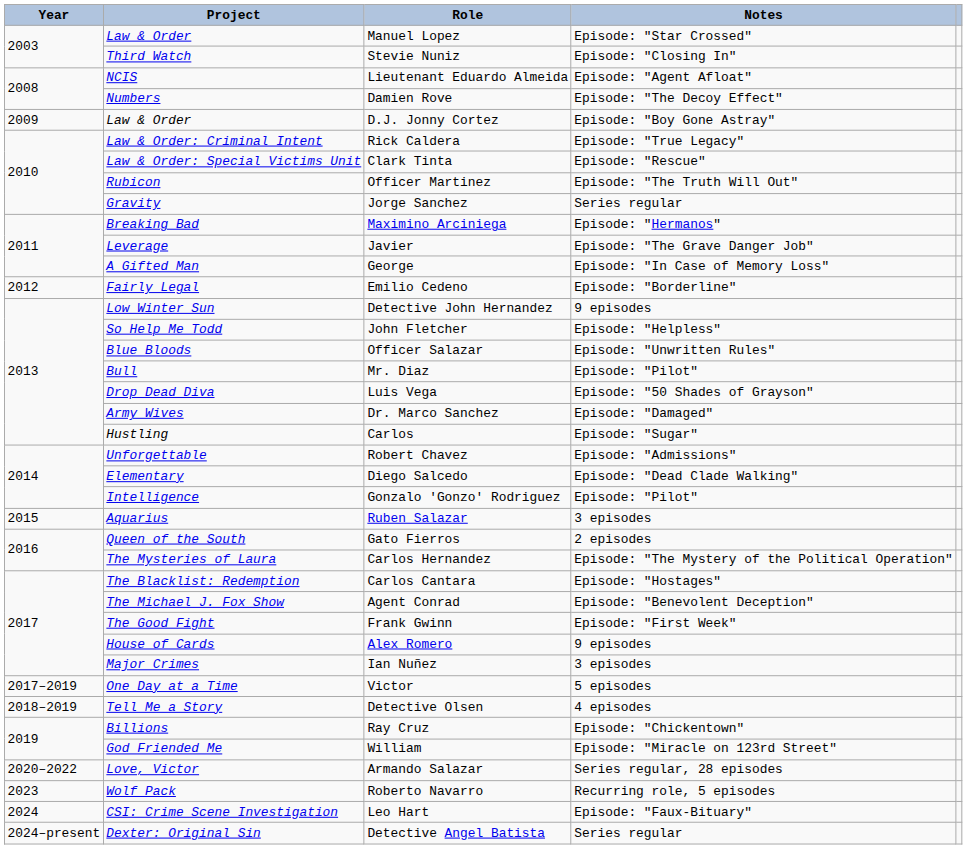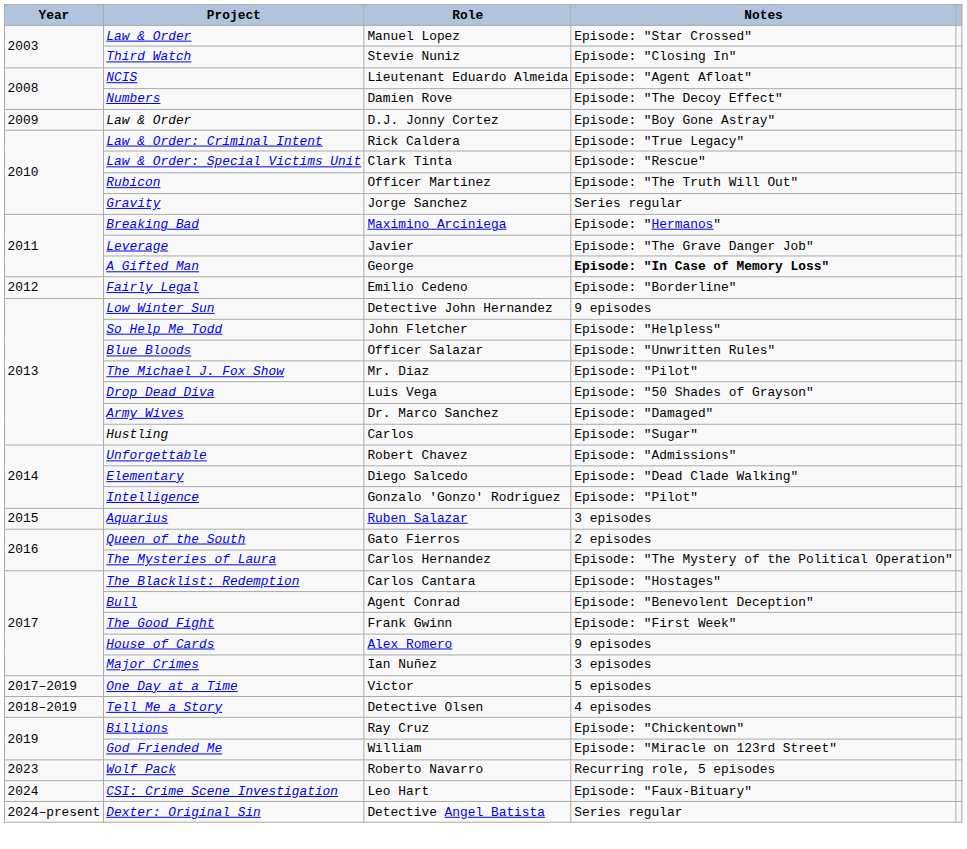(702, 267) normal -> (702, 267) bold
(122, 372) Bull -> (195, 372) The Michael J. Fox Show
(195, 602) The Michael J. Fox Show -> (122, 602) Bull
- row: (425, 770)
